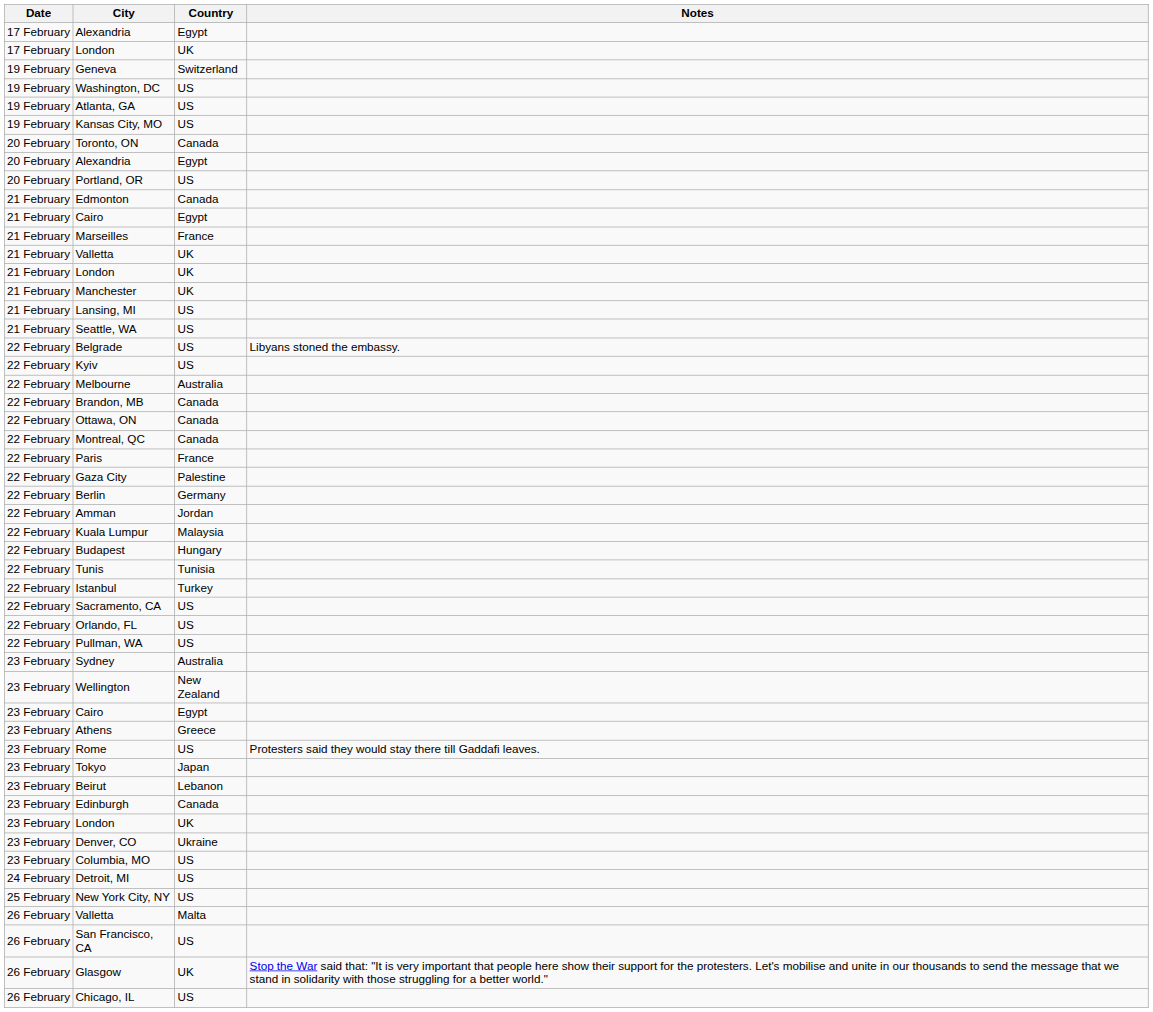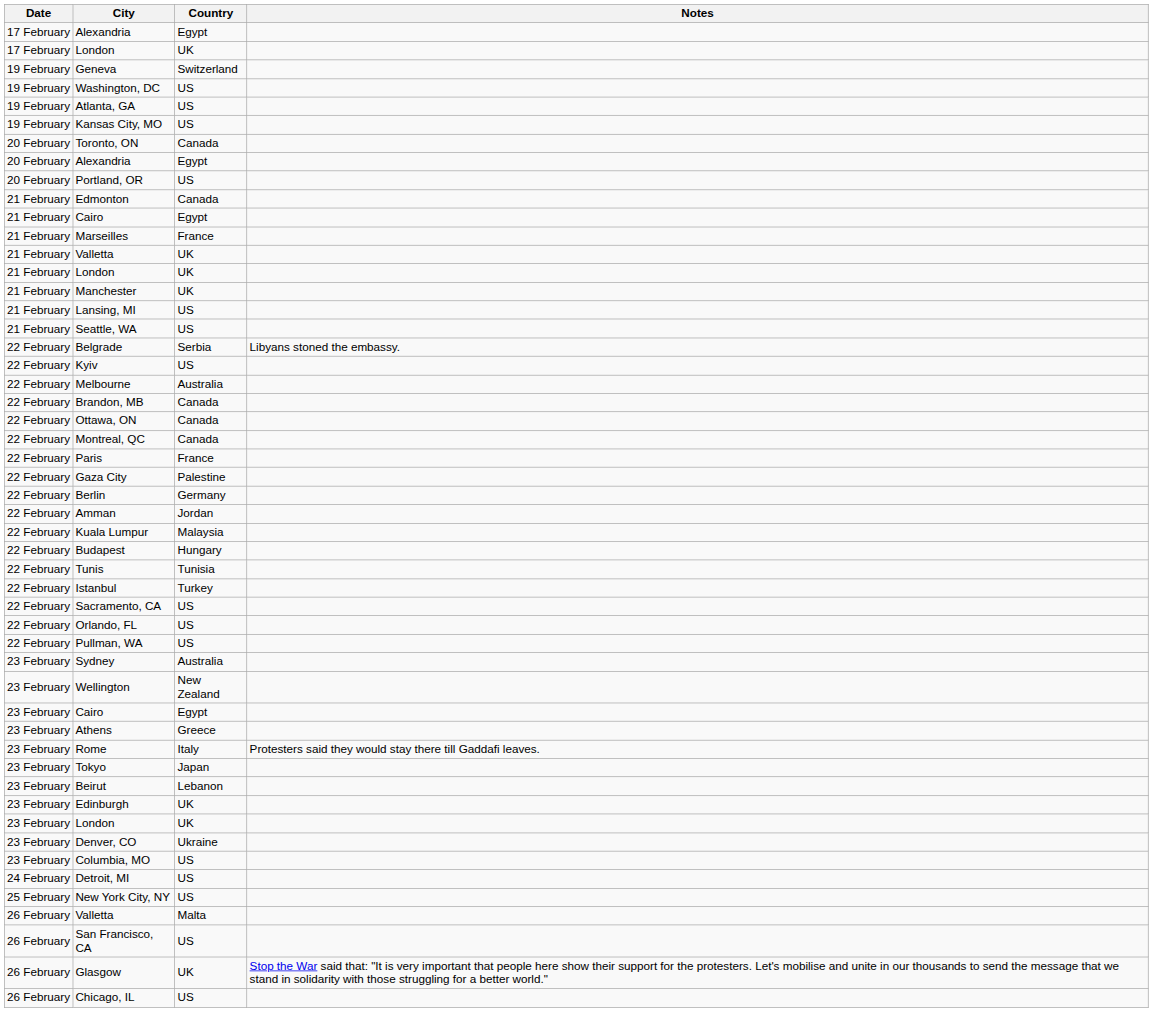(186, 347) US -> (194, 347) Serbia
(186, 749) US -> (188, 749) Italy
(198, 804) Canada -> (186, 804) UK
